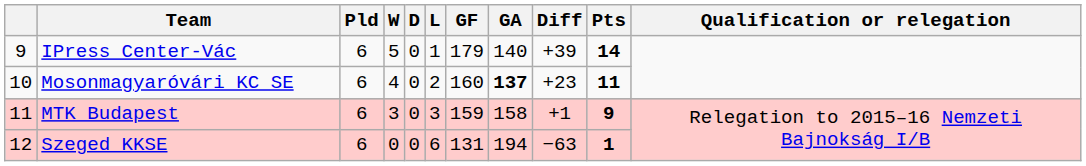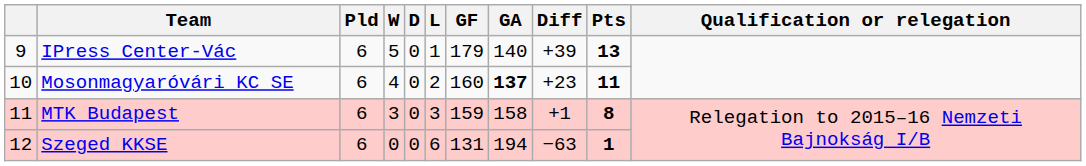(609, 51) 14 -> (609, 51) 13
(609, 114) 9 -> (609, 114) 8
